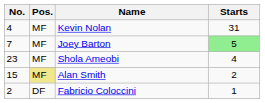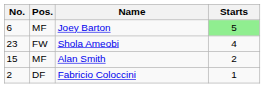- row: (84, 28)
(9, 43) 7 -> (9, 28) 6
(39, 59) MF -> (40, 43) FW
(39, 75) khaki background -> (39, 59) no background
